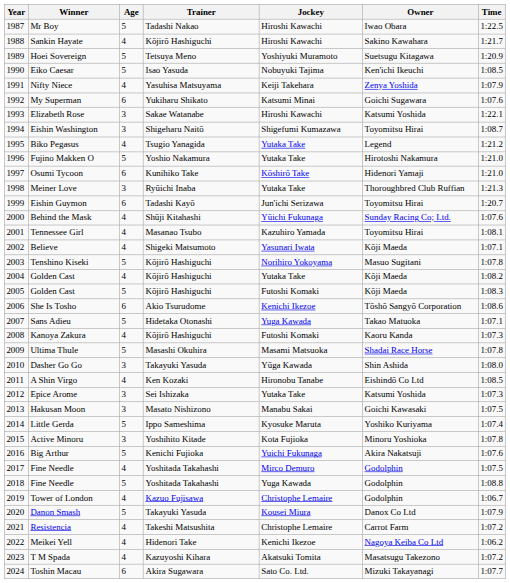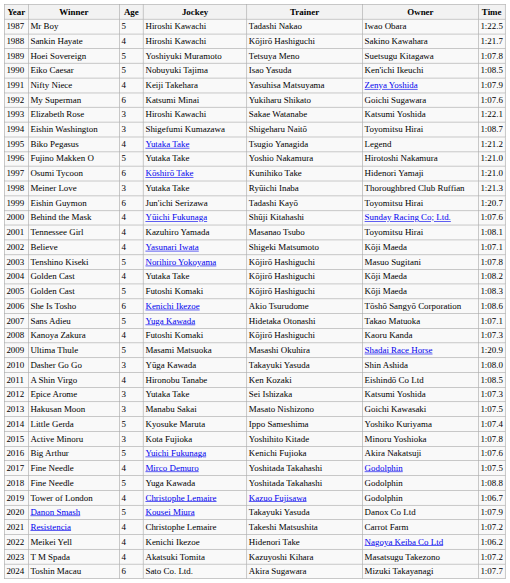columns swapped: (311, 12) <-> (201, 12)
(492, 56) 1:20.9 -> (492, 56) 1:07.8
(492, 350) 1:07.8 -> (492, 350) 1:20.9
